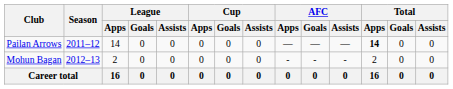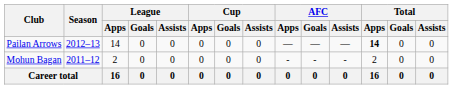(83, 44) 2011–12 -> (83, 44) 2012–13
(83, 60) 2012–13 -> (83, 60) 2011–12
